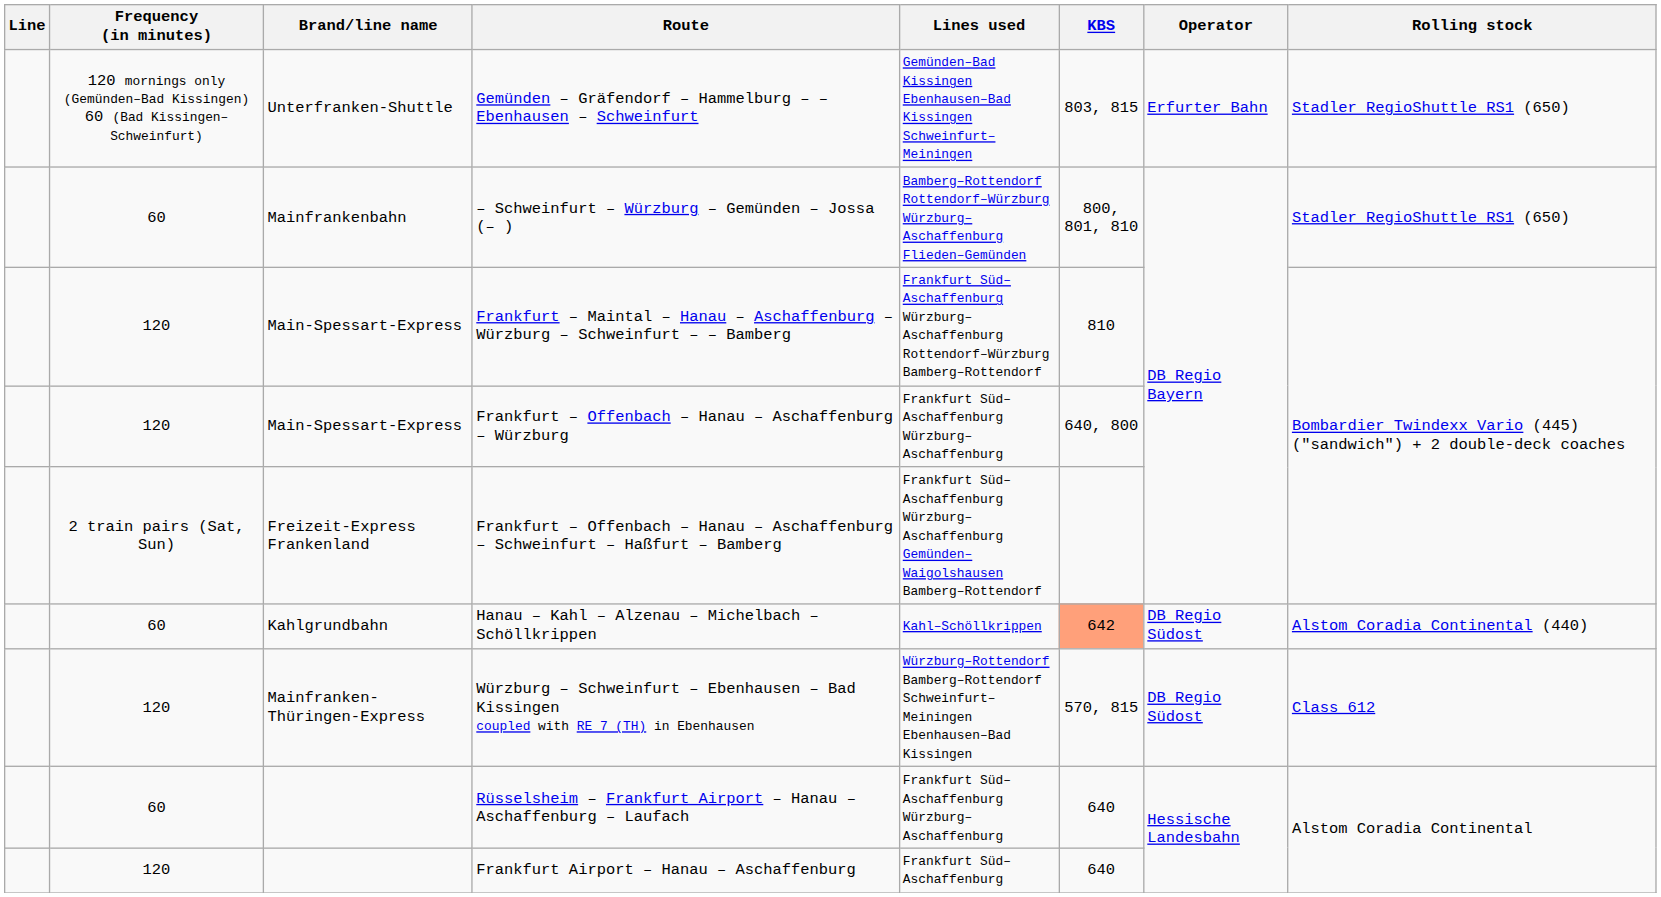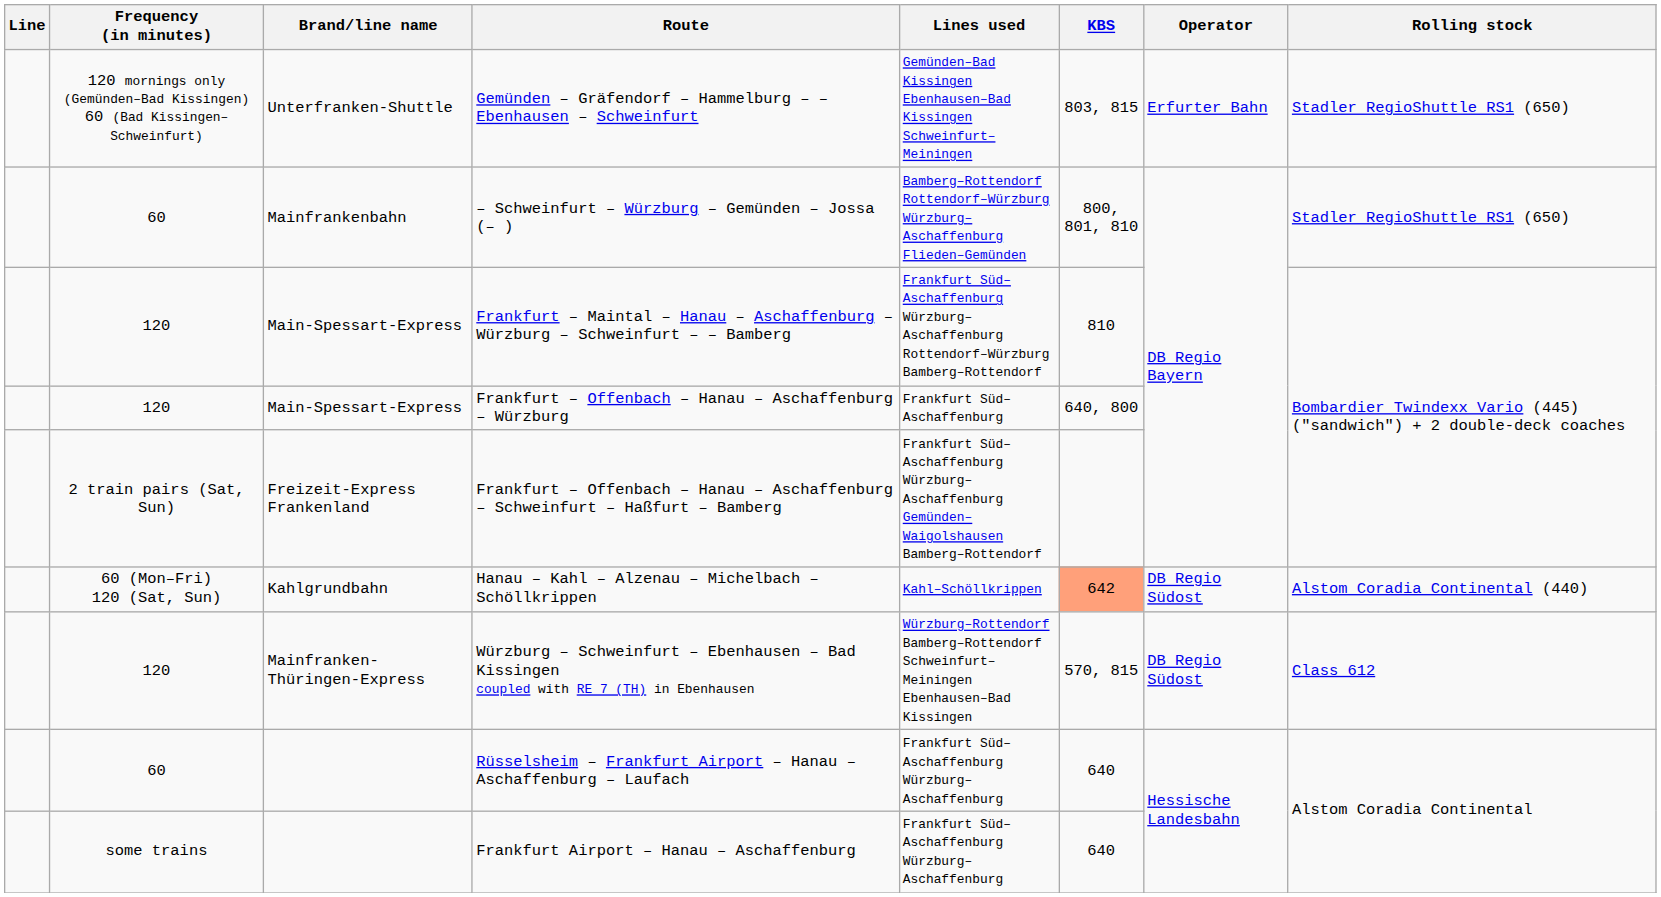(957, 427) Frankfurt Süd–Aschaffenburg Würzburg–Aschaffenburg -> (957, 408) Frankfurt Süd–Aschaffenburg
(156, 626) 60 -> (156, 589) 60 (Mon–Fri) 120 (Sat, Sun)
(156, 870) 120 -> (156, 851) some trains
(957, 871) Frankfurt Süd–Aschaffenburg -> (957, 852) Frankfurt Süd–Aschaffenburg Würzburg–Aschaffenburg
